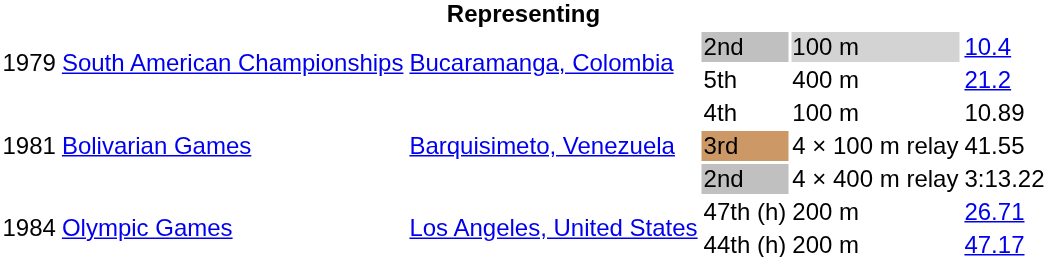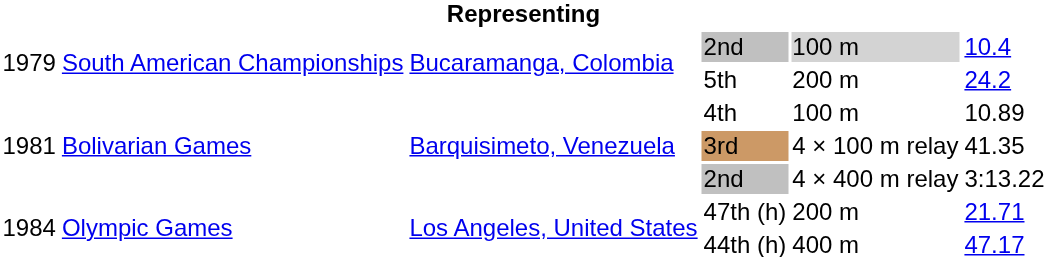(826, 79) 400 m -> (826, 79) 200 m
(988, 79) 21.2 -> (988, 79) 24.2
(994, 145) 41.55 -> (994, 145) 41.35
(994, 211) 26.71 -> (994, 211) 21.71
(826, 244) 200 m -> (826, 244) 400 m
